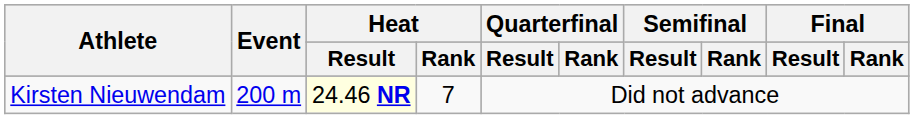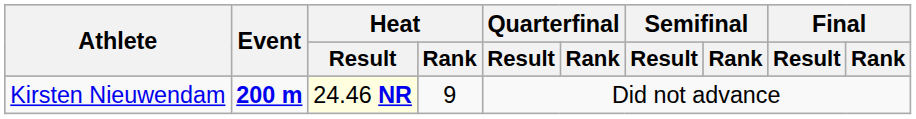(269, 95) normal -> (269, 95) bold
(448, 95) 7 -> (450, 95) 9
